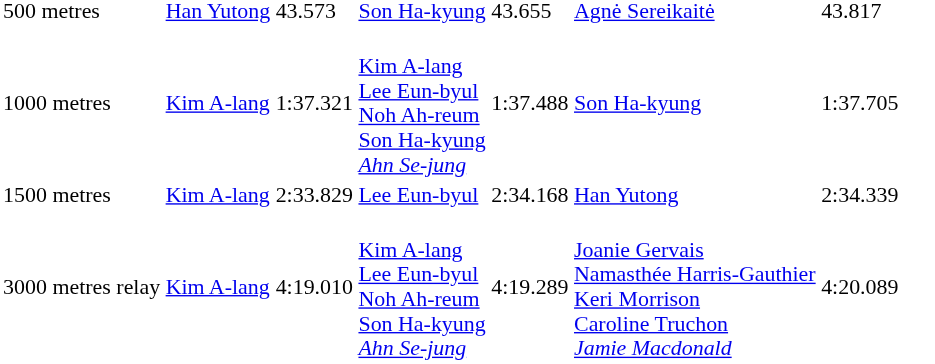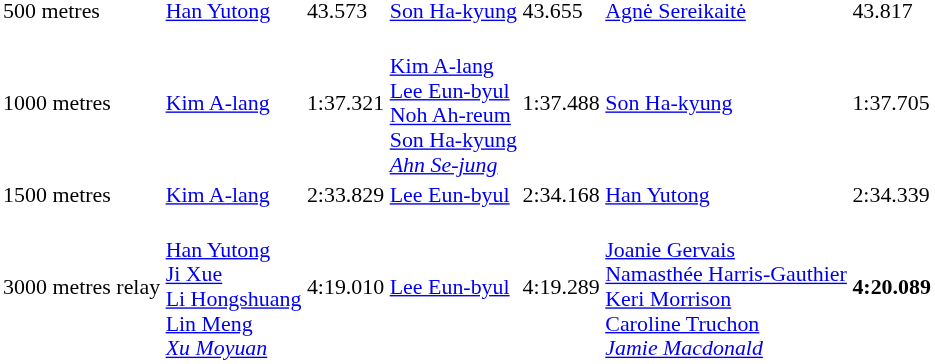(218, 286) Kim A-lang -> (234, 298) Han Yutong Ji Xue Li Hongshuang Lin Meng Xu Moyuan
(422, 298) Kim A-lang Lee Eun-byul Noh Ah-reum Son Ha-kyung Ahn Se-jung -> (450, 286) Lee Eun-byul
(860, 286) normal -> (892, 286) bold
